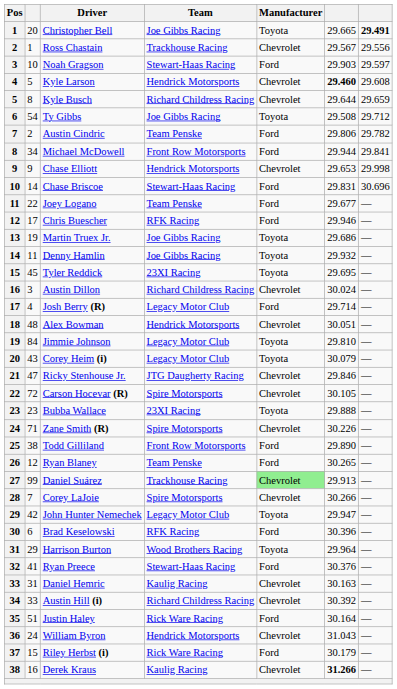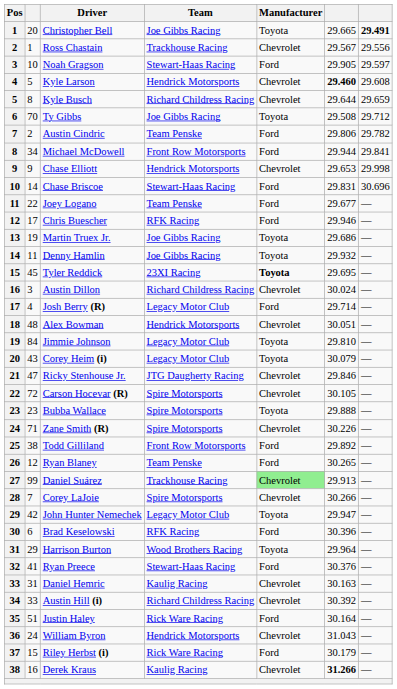(342, 65) 29.903 -> (342, 65) 29.905
(33, 117) 54 -> (33, 117) 70
(274, 272) normal -> (274, 272) bold
(173, 411) 23XI Racing -> (185, 411) Spire Motorsports
(342, 445) 29.890 -> (342, 445) 29.892
